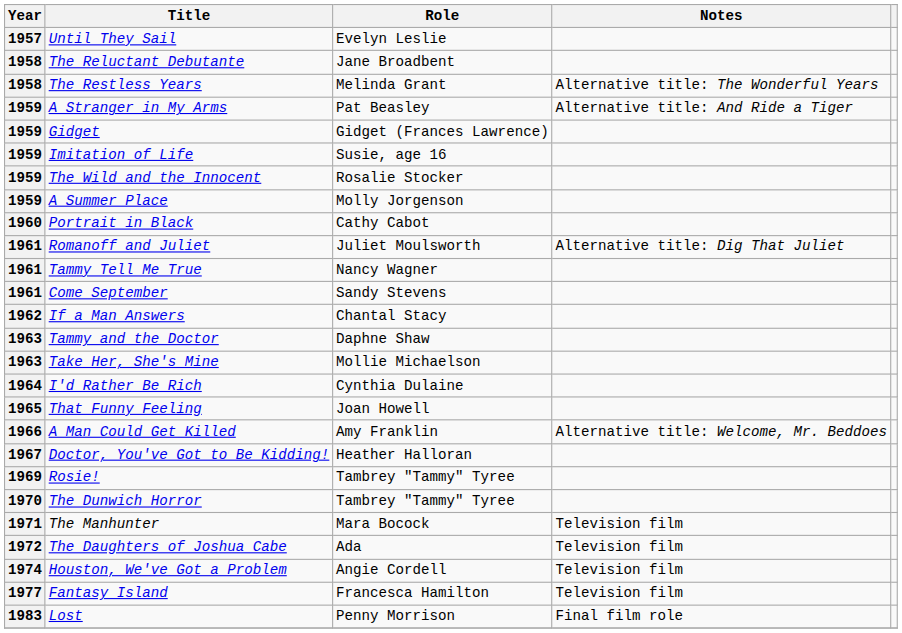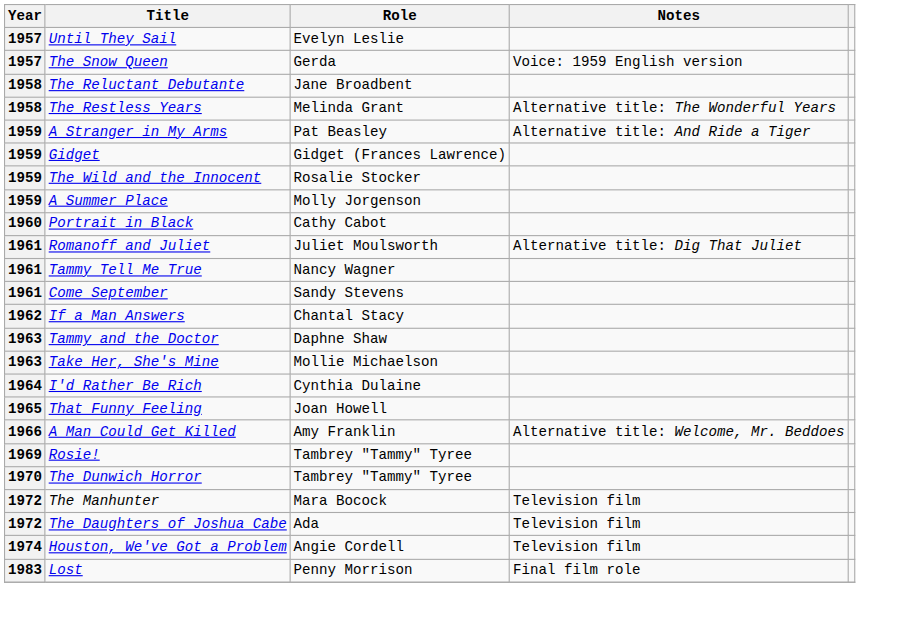+ row: (108, 62)
- row: (121, 155)
- row: (189, 455)
(25, 524) 1971 -> (25, 501) 1972
- row: (108, 593)
